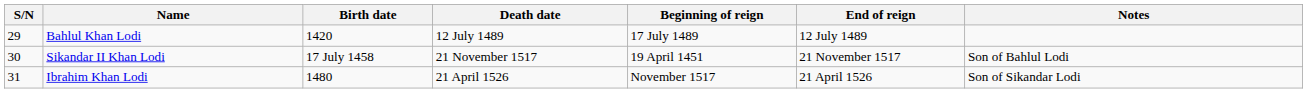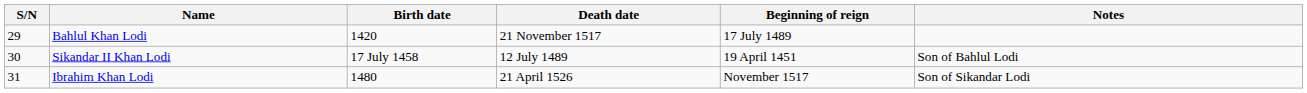- column: (881, 14)
(470, 35) 12 July 1489 -> (550, 35) 21 November 1517
(486, 56) 21 November 1517 -> (534, 56) 12 July 1489
